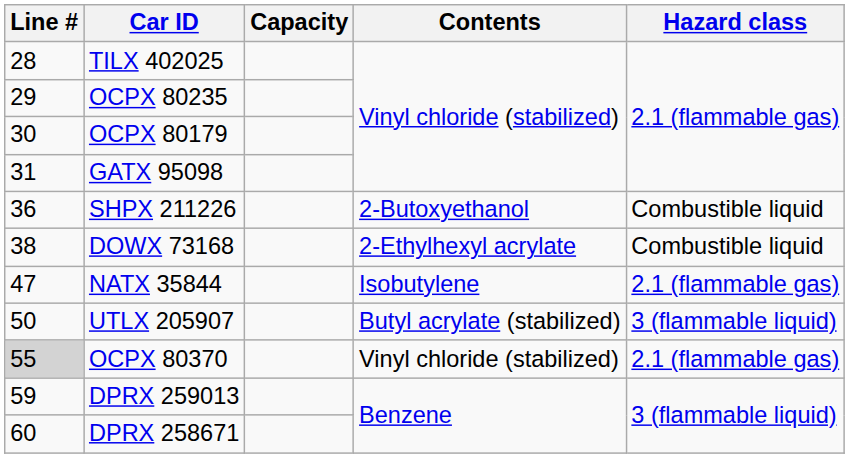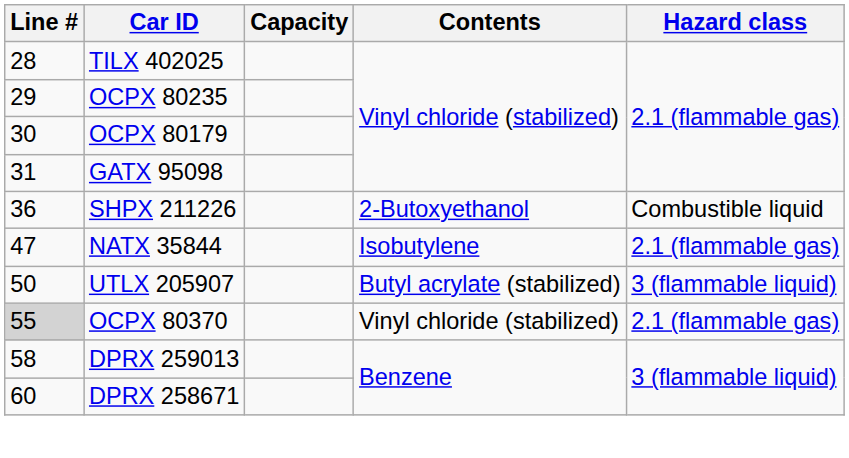- row: (162, 246)
(23, 396) 59 -> (23, 358) 58
